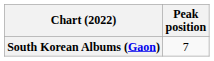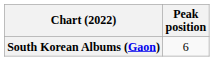(186, 46) 7 -> (186, 46) 6
